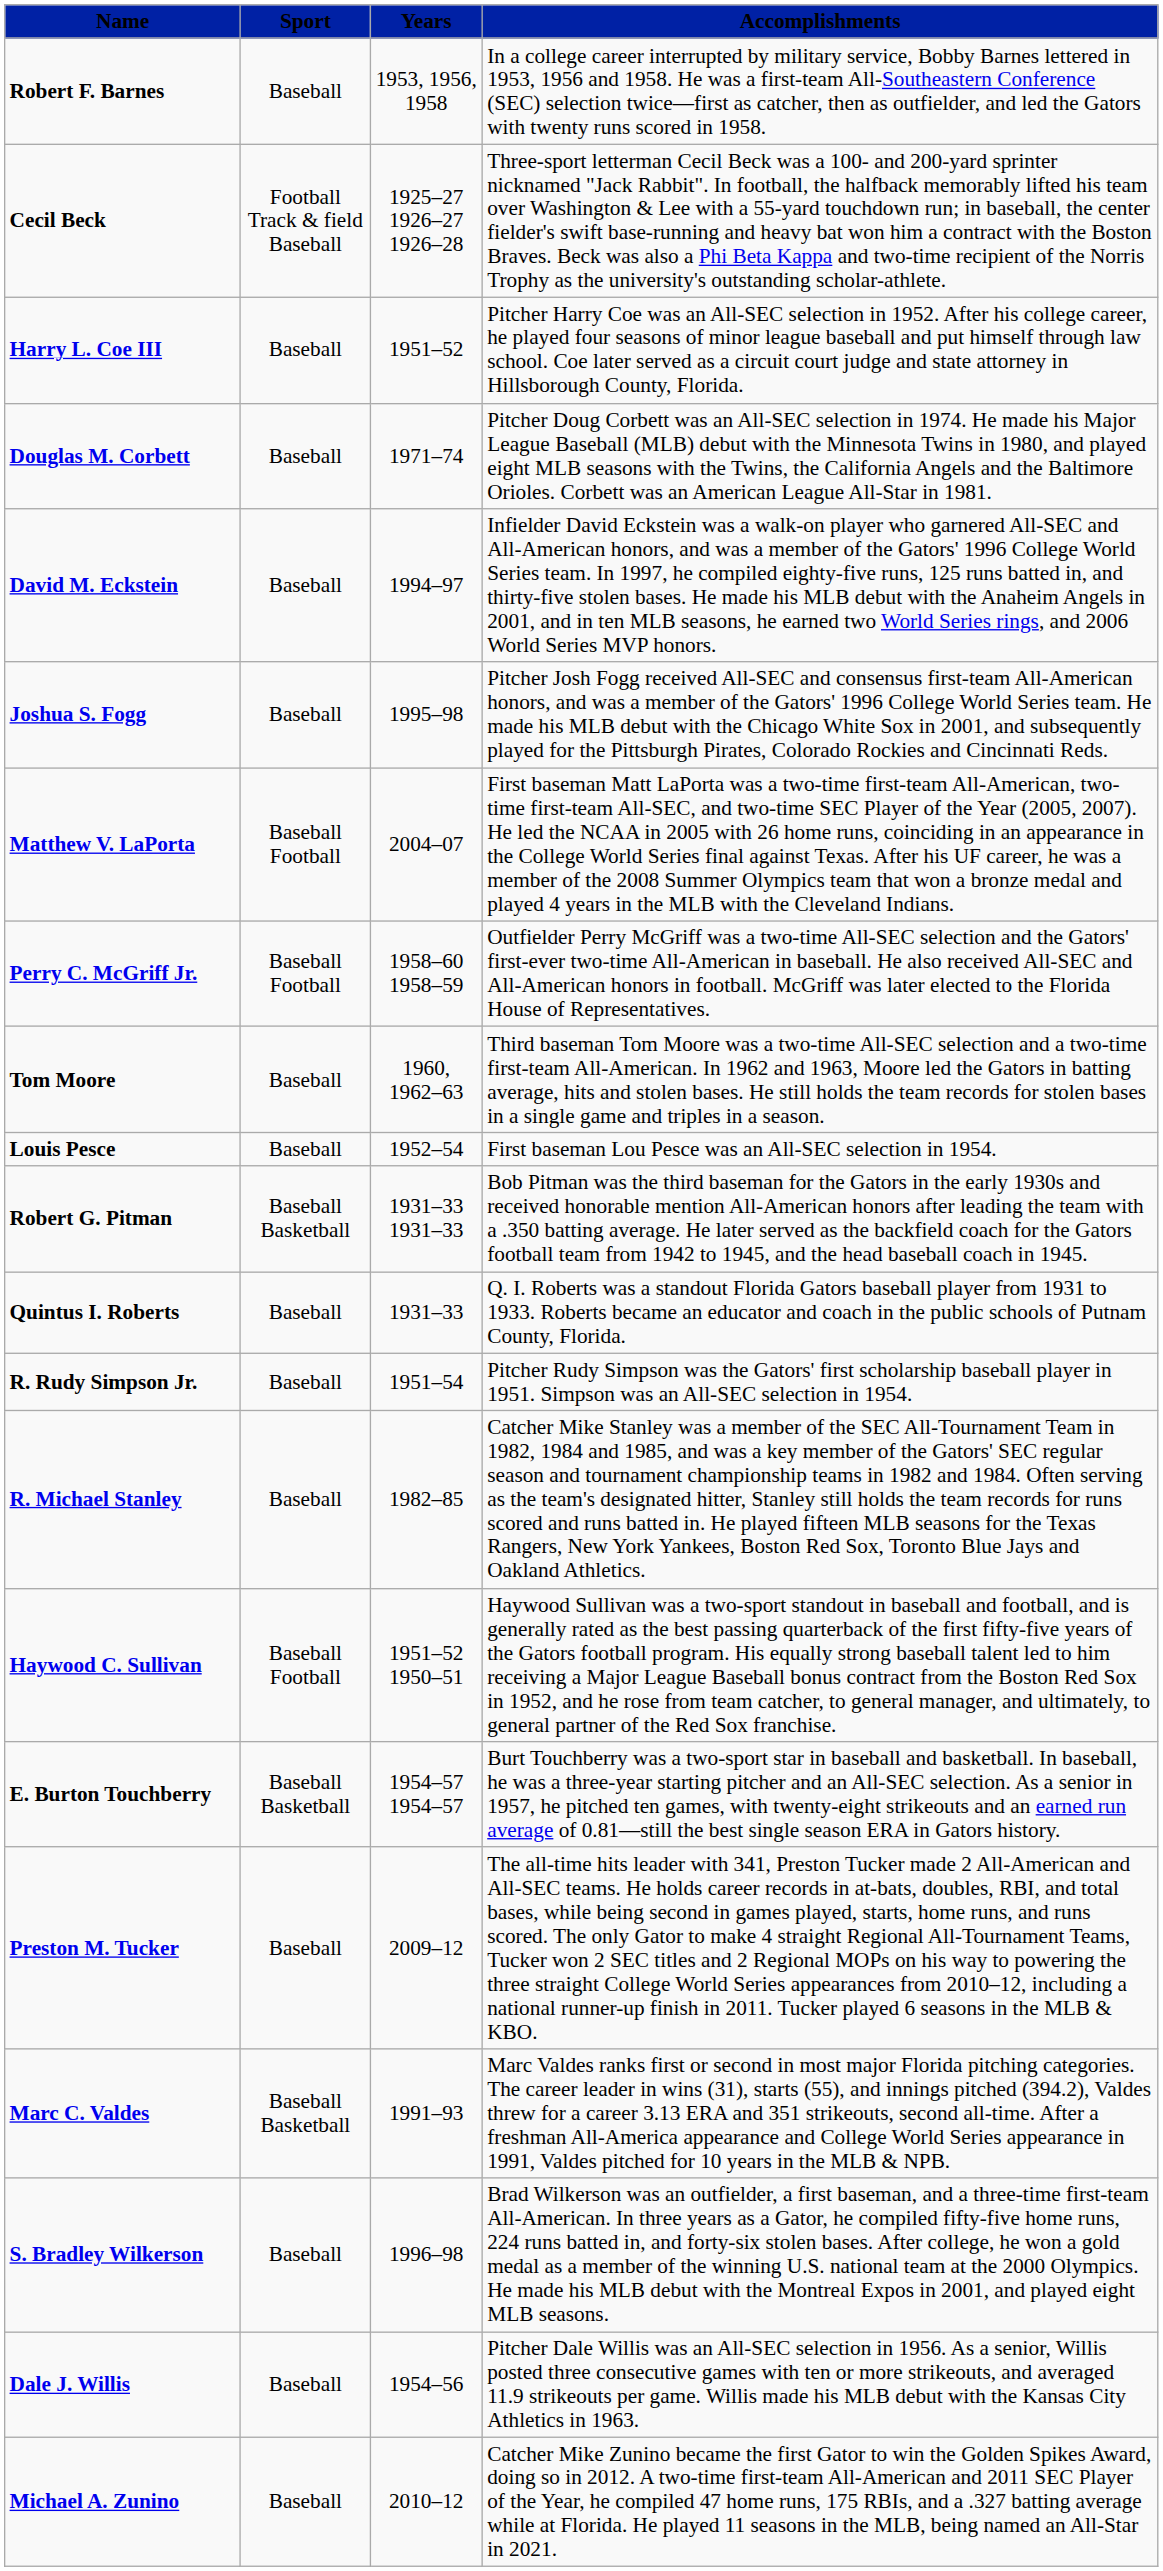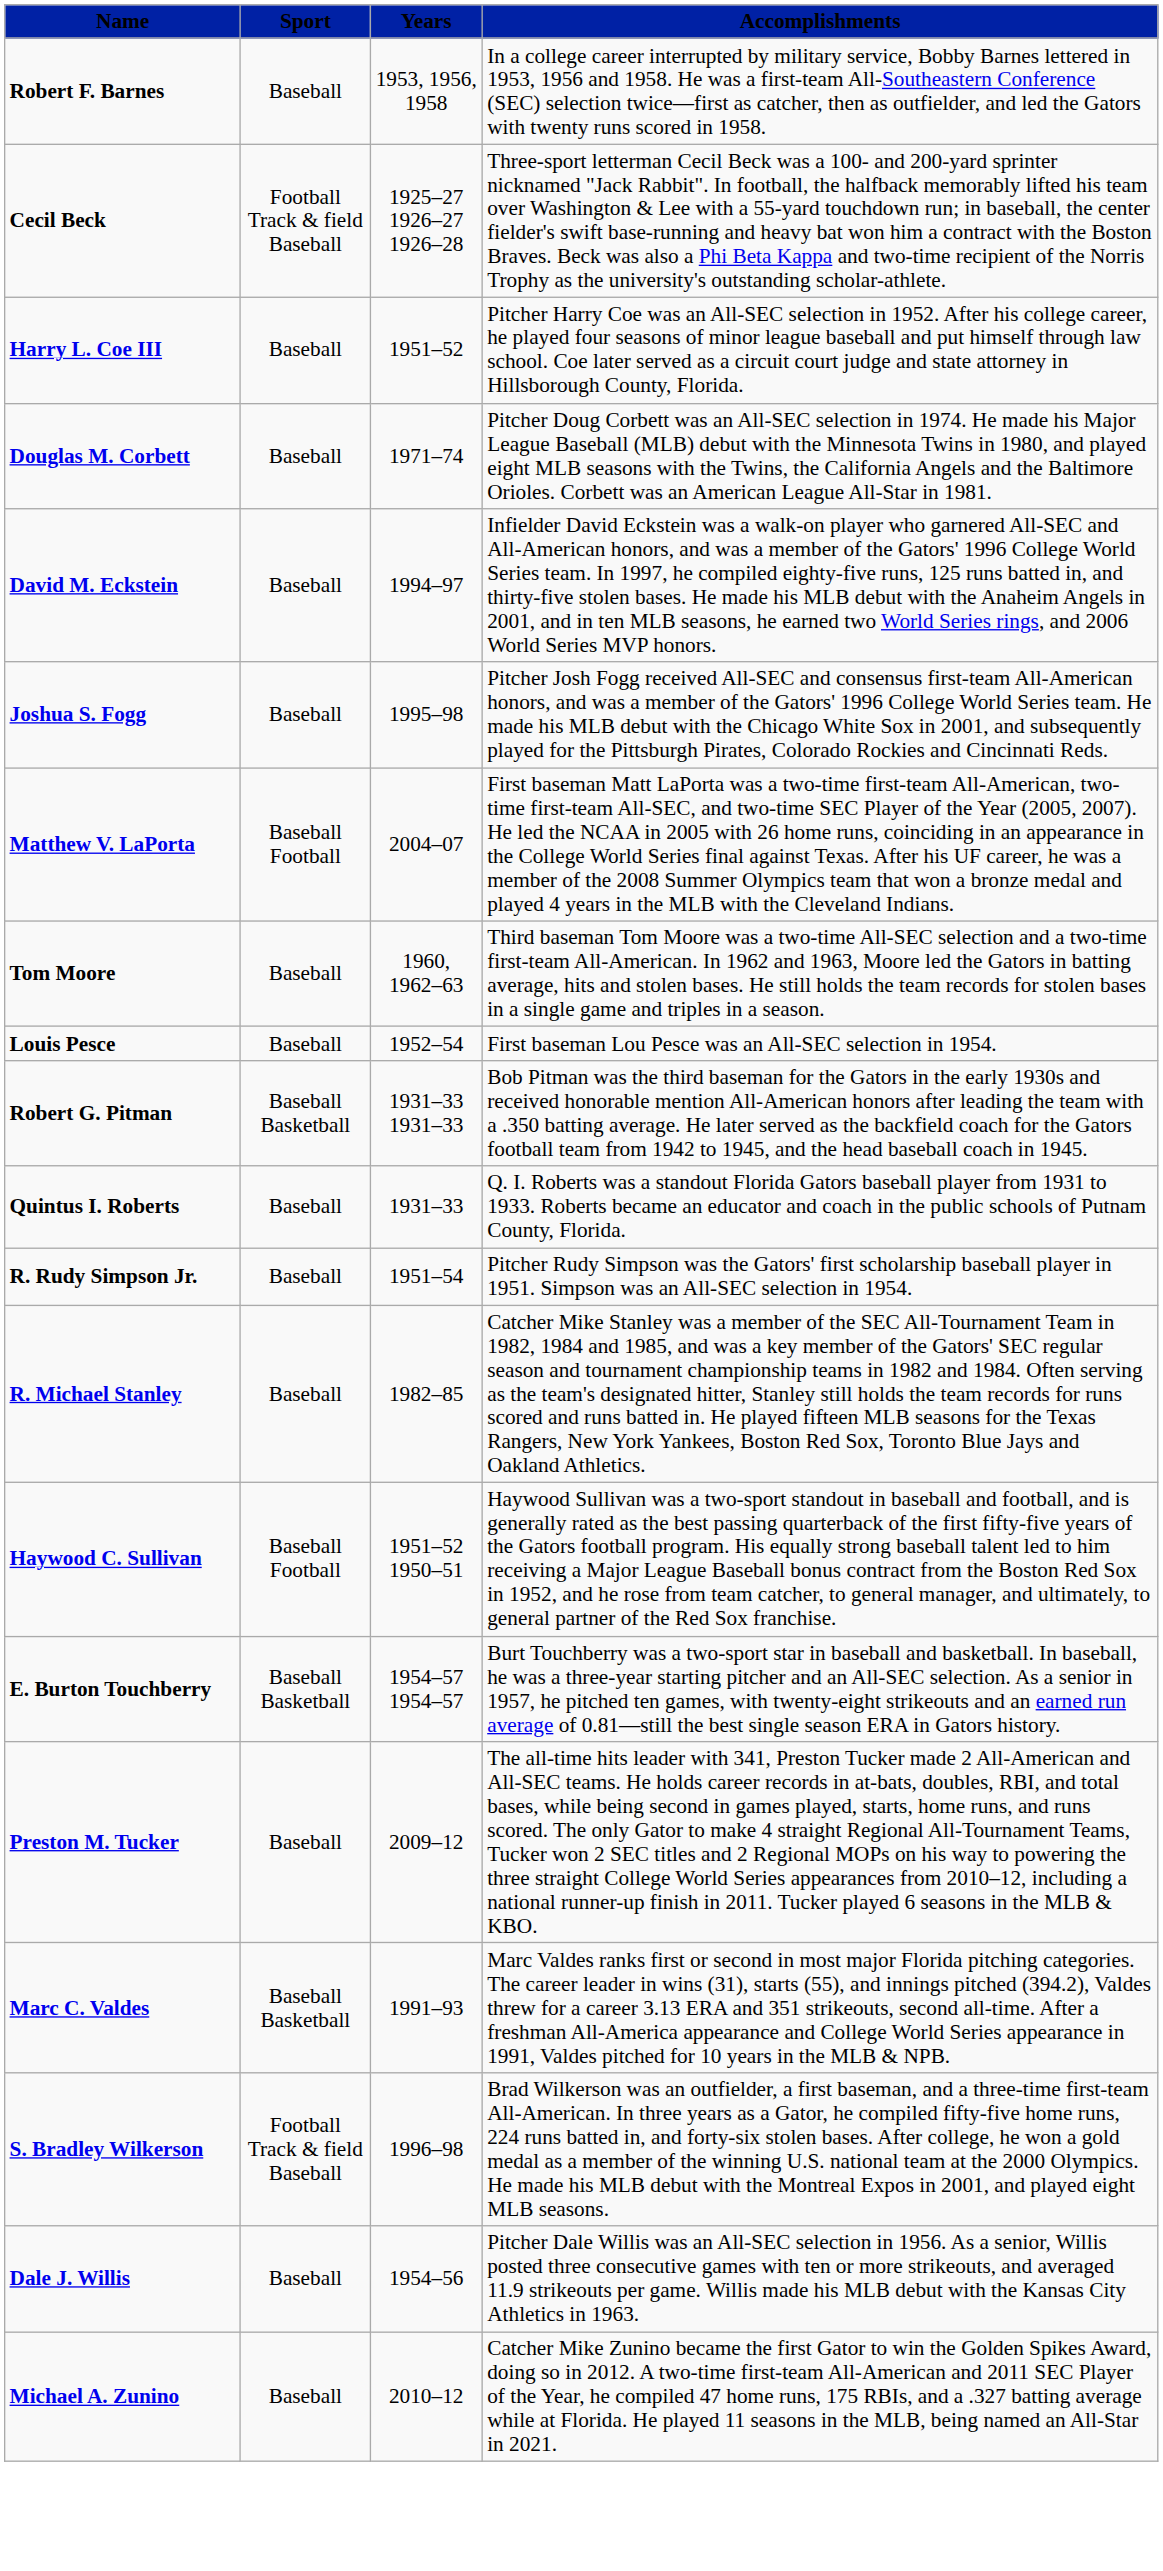- row: (103, 973)
(305, 2254) Baseball -> (305, 2149) Football Track & field Baseball
